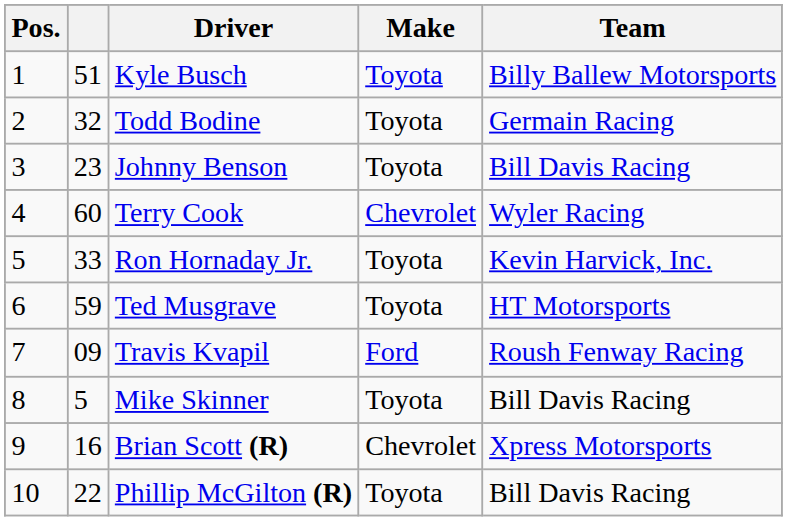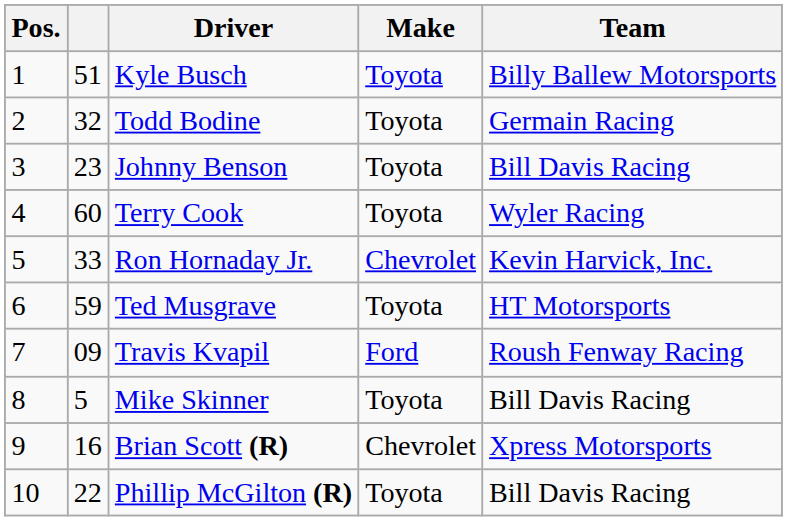(421, 213) Chevrolet -> (404, 213) Toyota
(404, 259) Toyota -> (421, 259) Chevrolet
